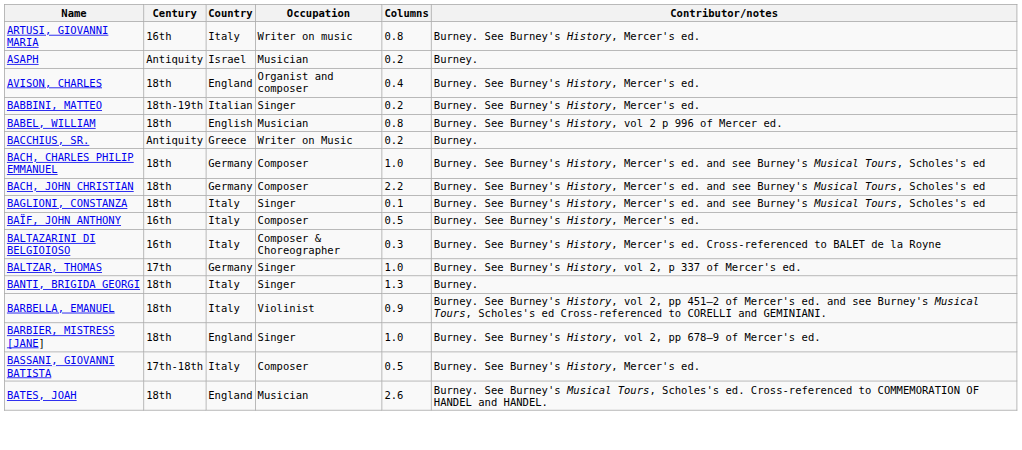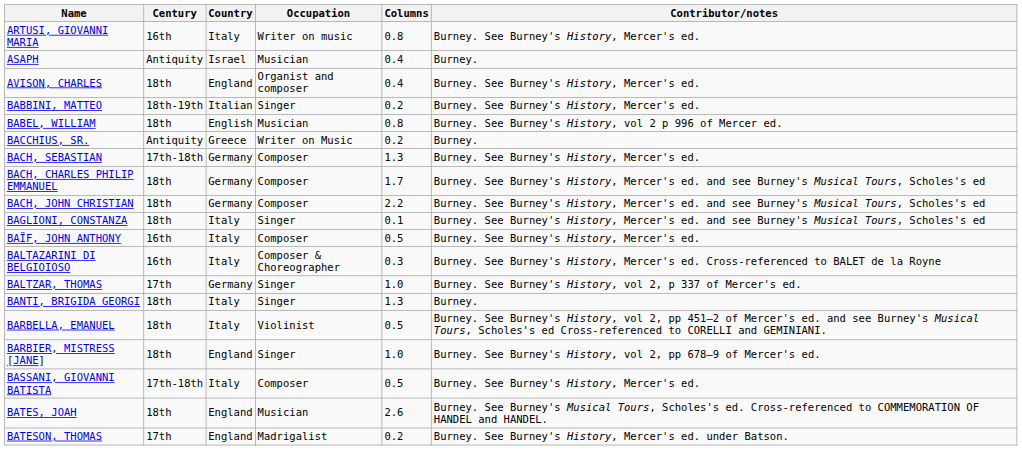(394, 59) 0.2 -> (394, 59) 0.4
+ row: (54, 157)
(394, 163) 1.0 -> (394, 181) 1.7
(394, 308) 0.9 -> (394, 325) 0.5
+ row: (54, 436)
